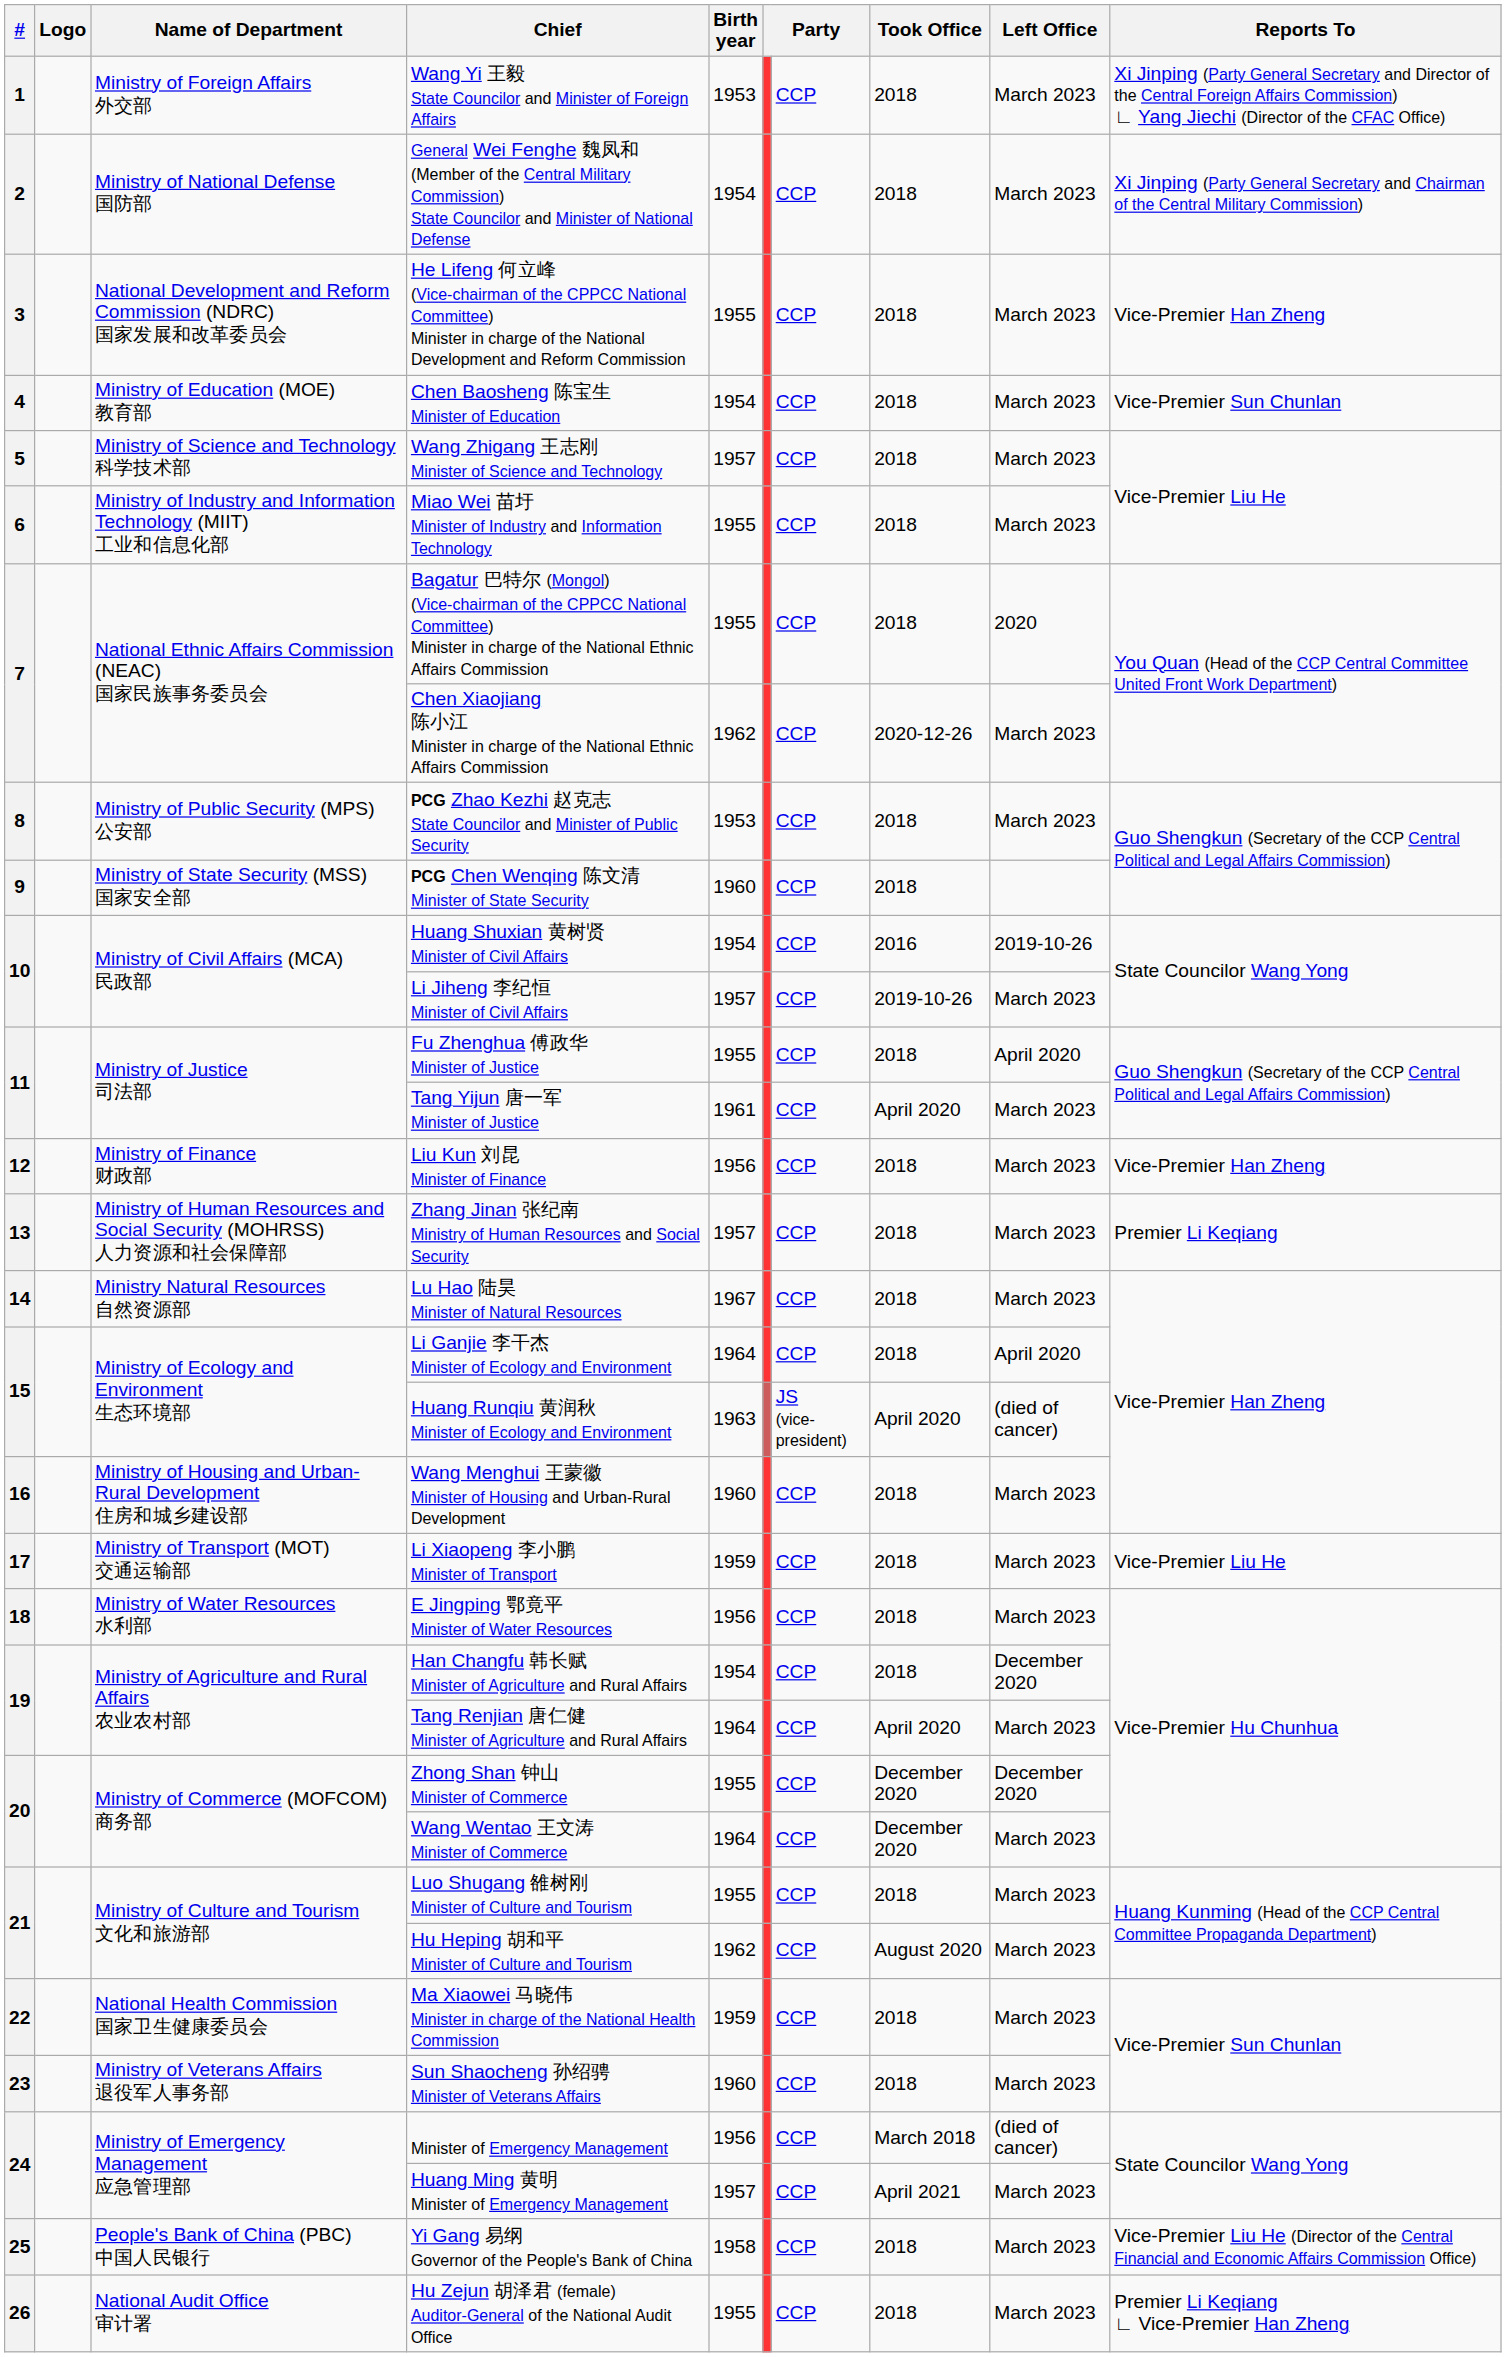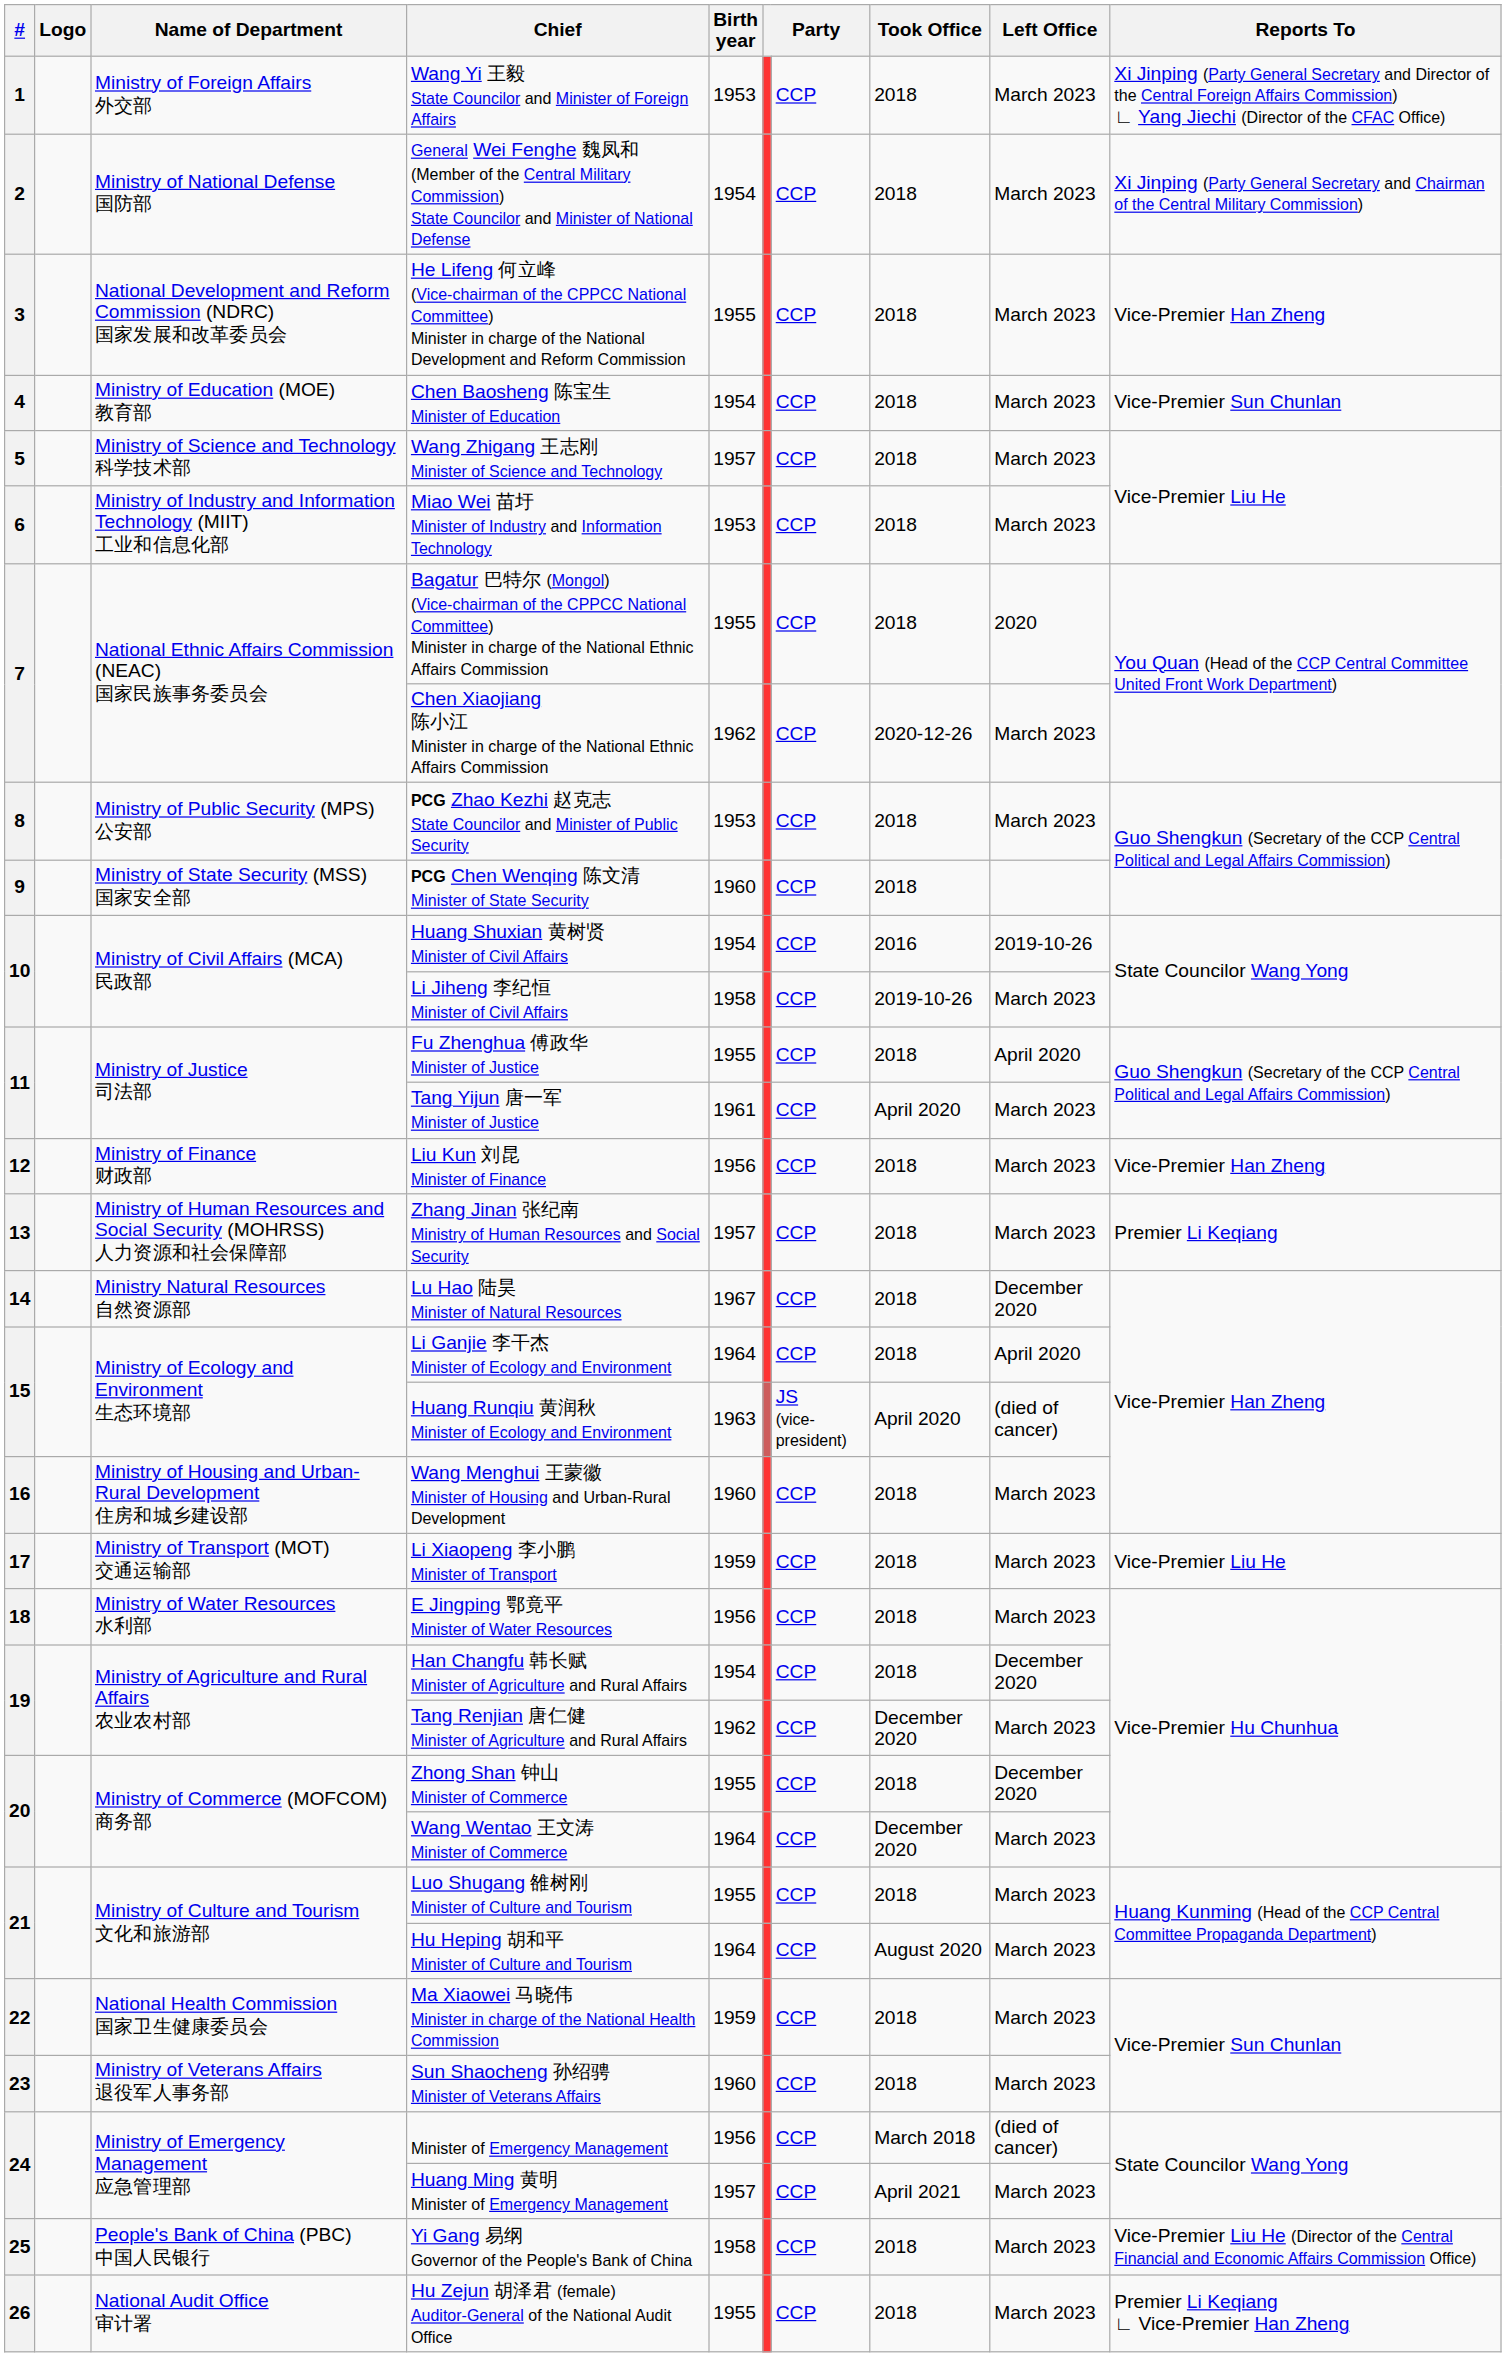(735, 524) 1955 -> (735, 524) 1953
(735, 998) 1957 -> (735, 998) 1958
(1045, 1298) March 2023 -> (1039, 1298) December 2020
(735, 1727) 1964 -> (735, 1727) 1962
(917, 1727) April 2020 -> (918, 1727) December 2020
(918, 1783) December 2020 -> (895, 1783) 2018
(735, 1950) 1962 -> (735, 1950) 1964
